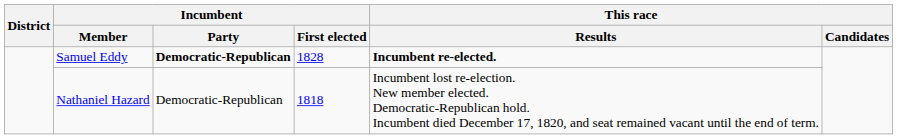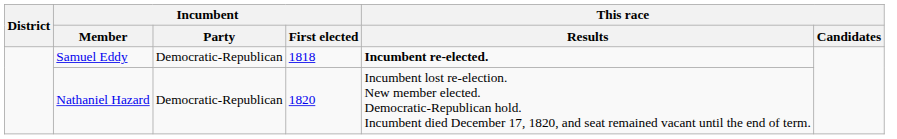(223, 57) bold -> (219, 57) normal
(310, 57) 1828 -> (302, 57) 1818
(310, 100) 1818 -> (302, 100) 1820
